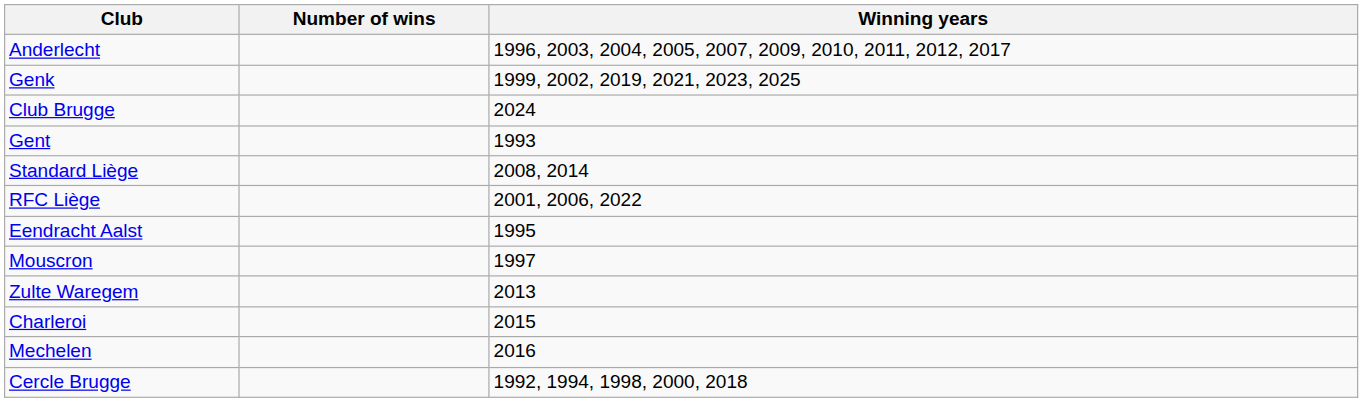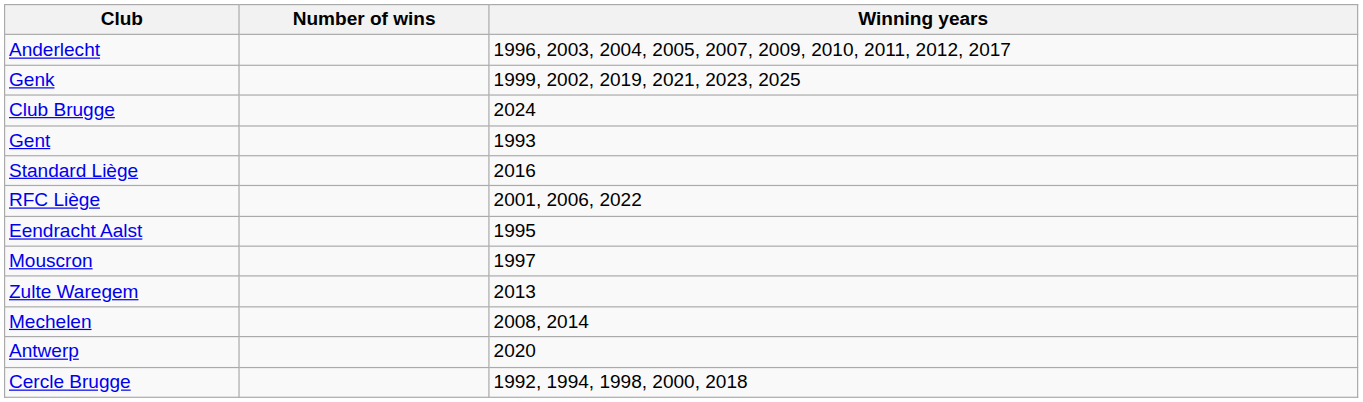(541, 170) 2008, 2014 -> (515, 170) 2016
- row: (48, 321)
(515, 351) 2016 -> (541, 321) 2008, 2014
+ row: (44, 351)
